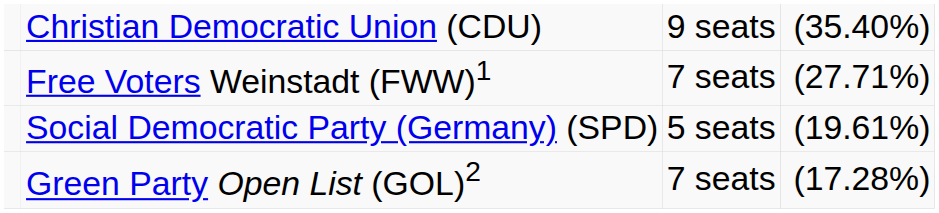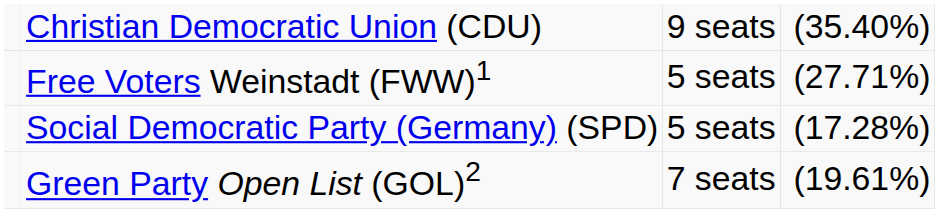(721, 77) 7 seats -> (721, 77) 5 seats
(862, 128) (19.61%) -> (857, 128) (17.28%)
(857, 179) (17.28%) -> (862, 179) (19.61%)
